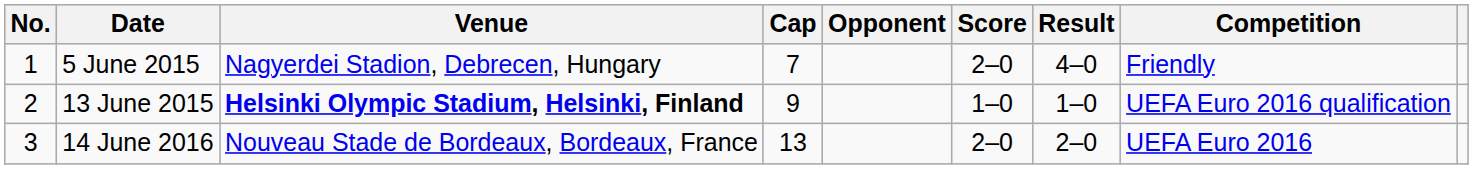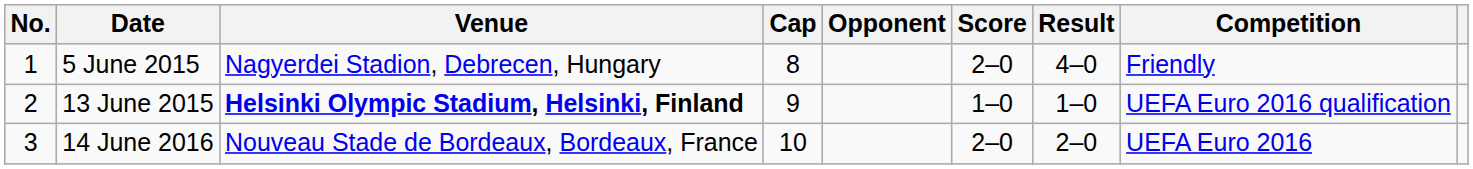(793, 63) 7 -> (793, 63) 8
(793, 143) 13 -> (793, 143) 10
